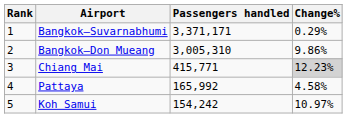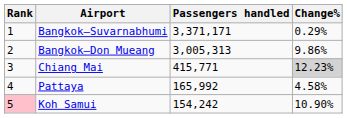(202, 49) 3,005,310 -> (202, 49) 3,005,313
(10, 104) no background -> (10, 104) pink background
(314, 104) 10.97% -> (314, 104) 10.90%
